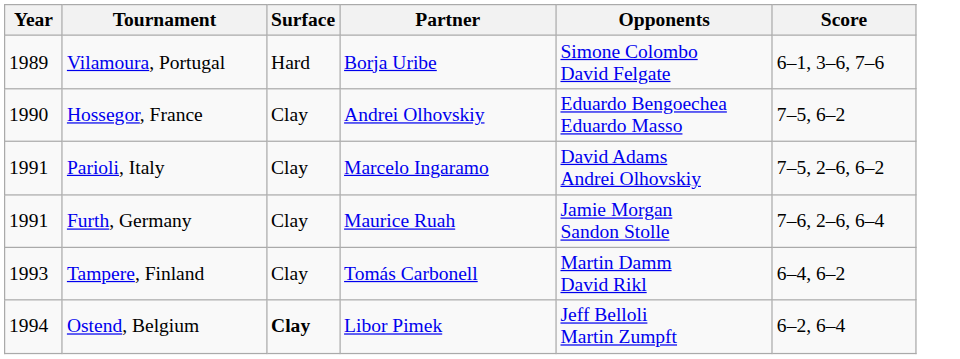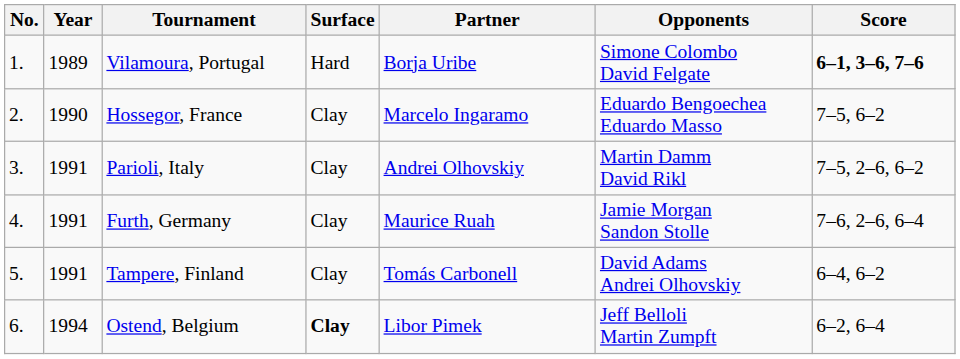+ column: (24, 19)
(831, 61) normal -> (870, 61) bold
(414, 114) Andrei Olhovskiy -> (456, 114) Marcelo Ingaramo
(416, 167) Marcelo Ingaramo -> (454, 167) Andrei Olhovskiy
(631, 167) David Adams Andrei Olhovskiy -> (656, 167) Martin Damm David Rikl
(29, 273) 1993 -> (68, 273) 1991
(616, 273) Martin Damm David Rikl -> (670, 273) David Adams Andrei Olhovskiy
